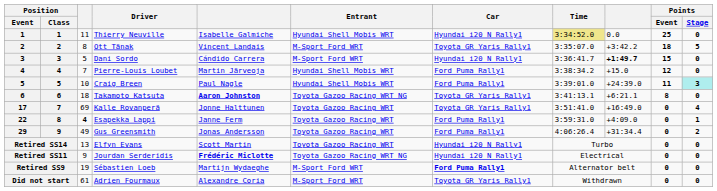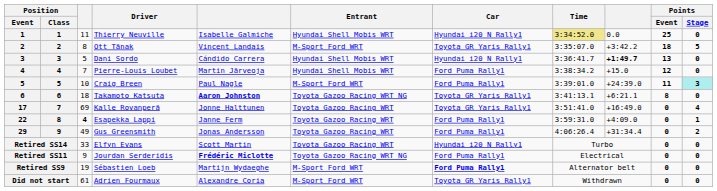(328, 59) M-Sport Ford WRT -> (343, 59) Hyundai Shell Mobis WRT
(667, 59) 15 -> (667, 59) 13
(343, 83) Hyundai Shell Mobis WRT -> (328, 83) M-Sport Ford WRT
(85, 144) 13 -> (85, 144) 33
(478, 156) Hyundai i20 N Rally1 -> (469, 156) Ford Puma Rally1
